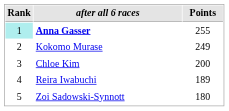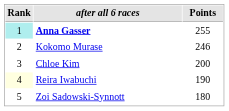(203, 47) 249 -> (203, 47) 246
(19, 80) no background -> (19, 80) lightyellow background
(203, 80) 189 -> (203, 80) 190
